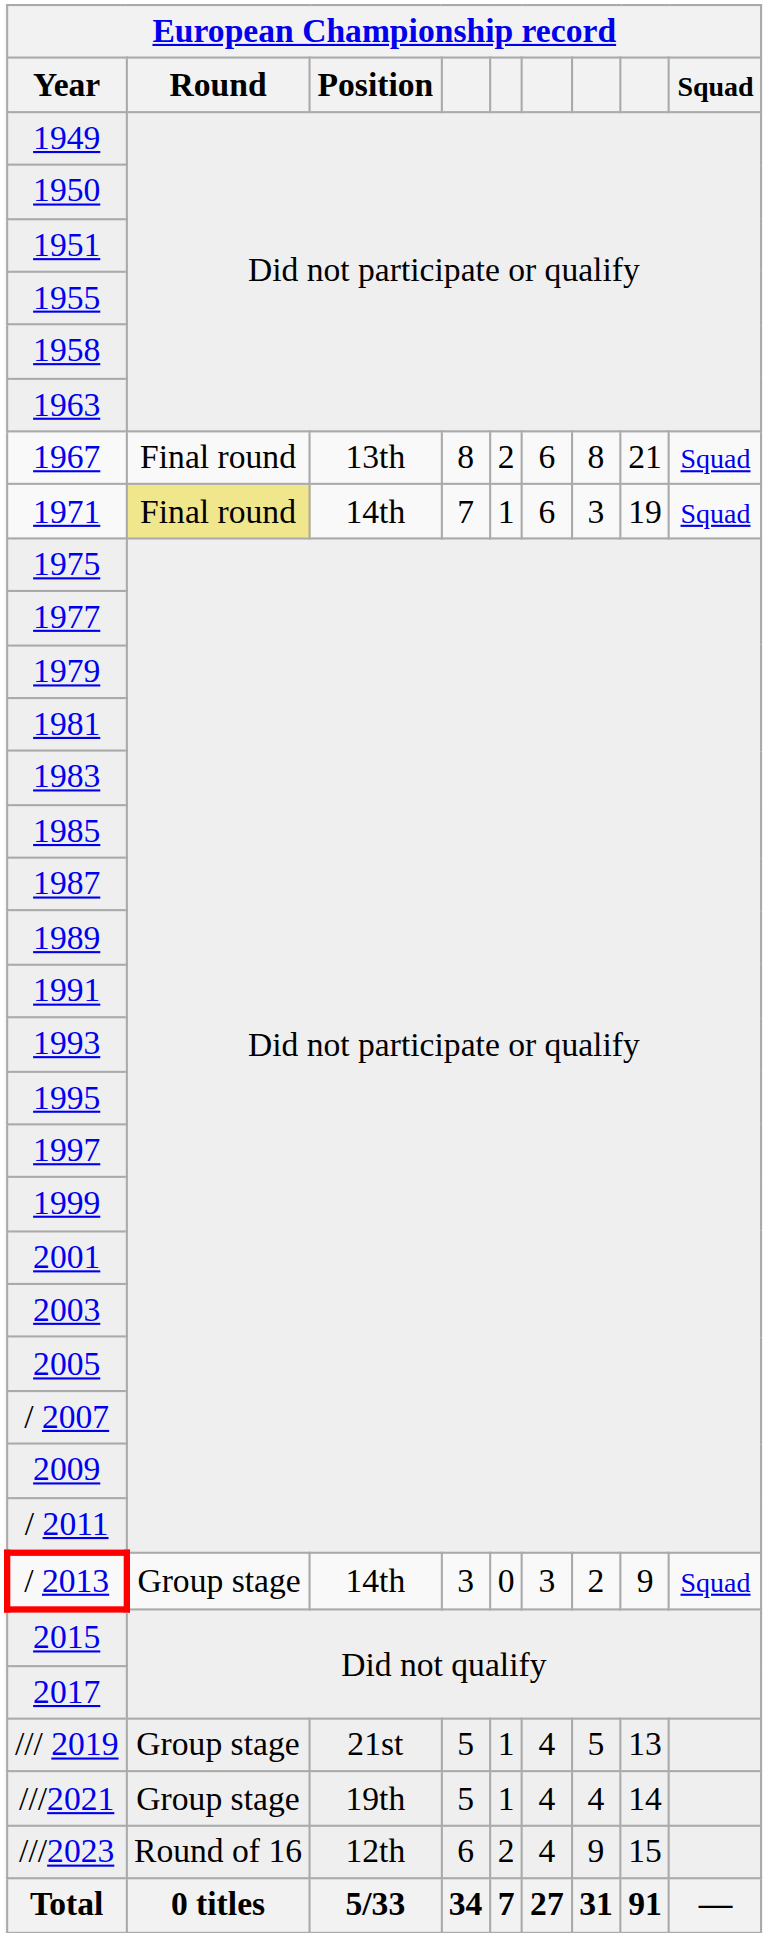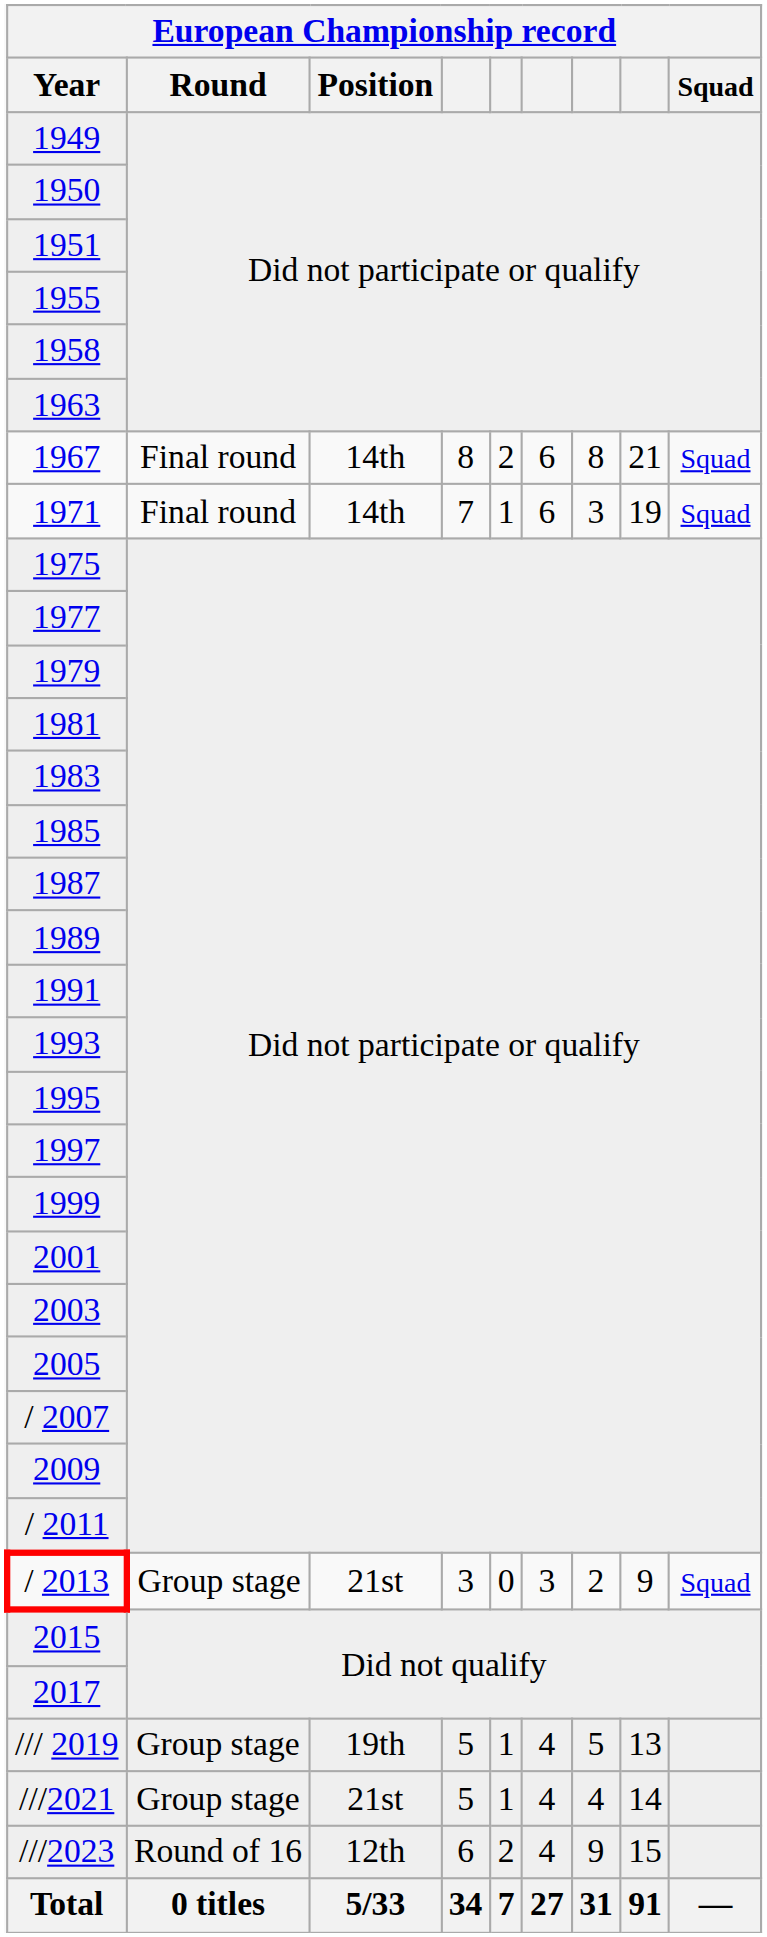(375, 457) 13th -> (375, 457) 14th
(218, 510) khaki background -> (218, 510) no background
(375, 1580) 14th -> (375, 1580) 21st
(375, 1744) 21st -> (375, 1744) 19th
(375, 1798) 19th -> (375, 1798) 21st
